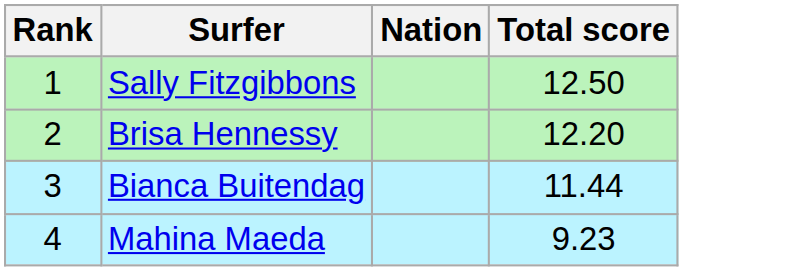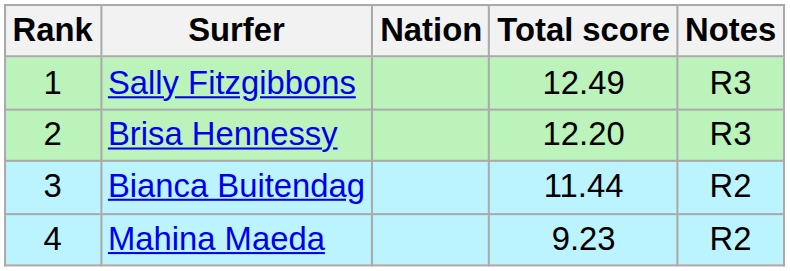+ column: (731, 30)
(584, 82) 12.50 -> (584, 82) 12.49
